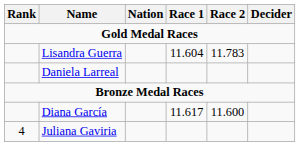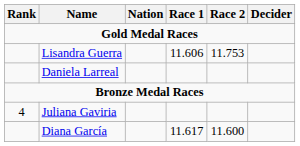(187, 53) 11.604 -> (187, 53) 11.606
(228, 53) 11.783 -> (228, 53) 11.753
rows swapped: (74, 111) <-> (79, 131)
